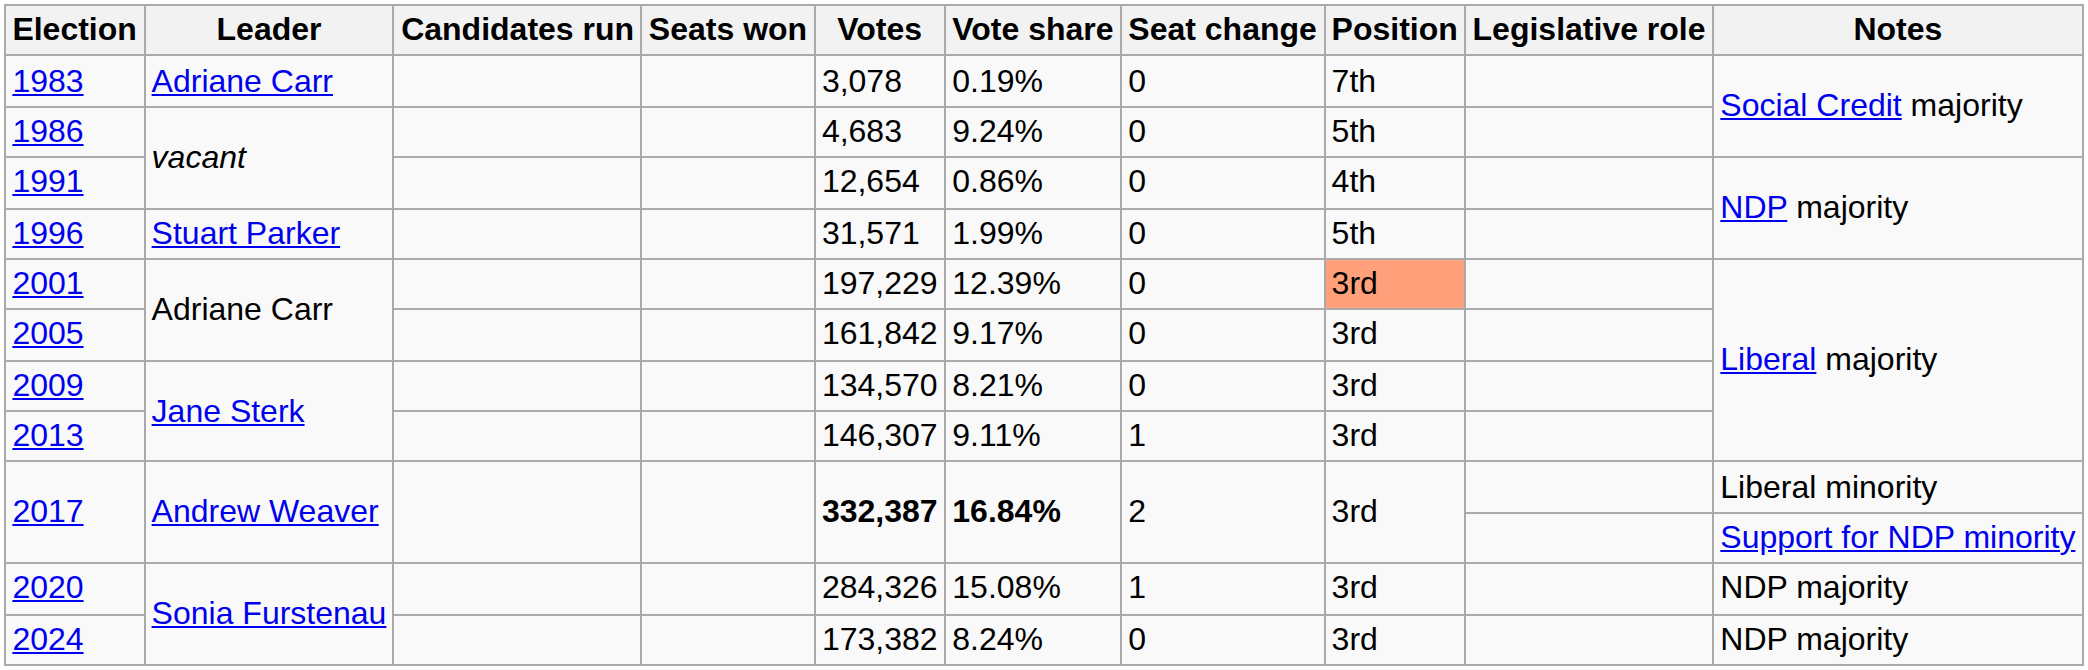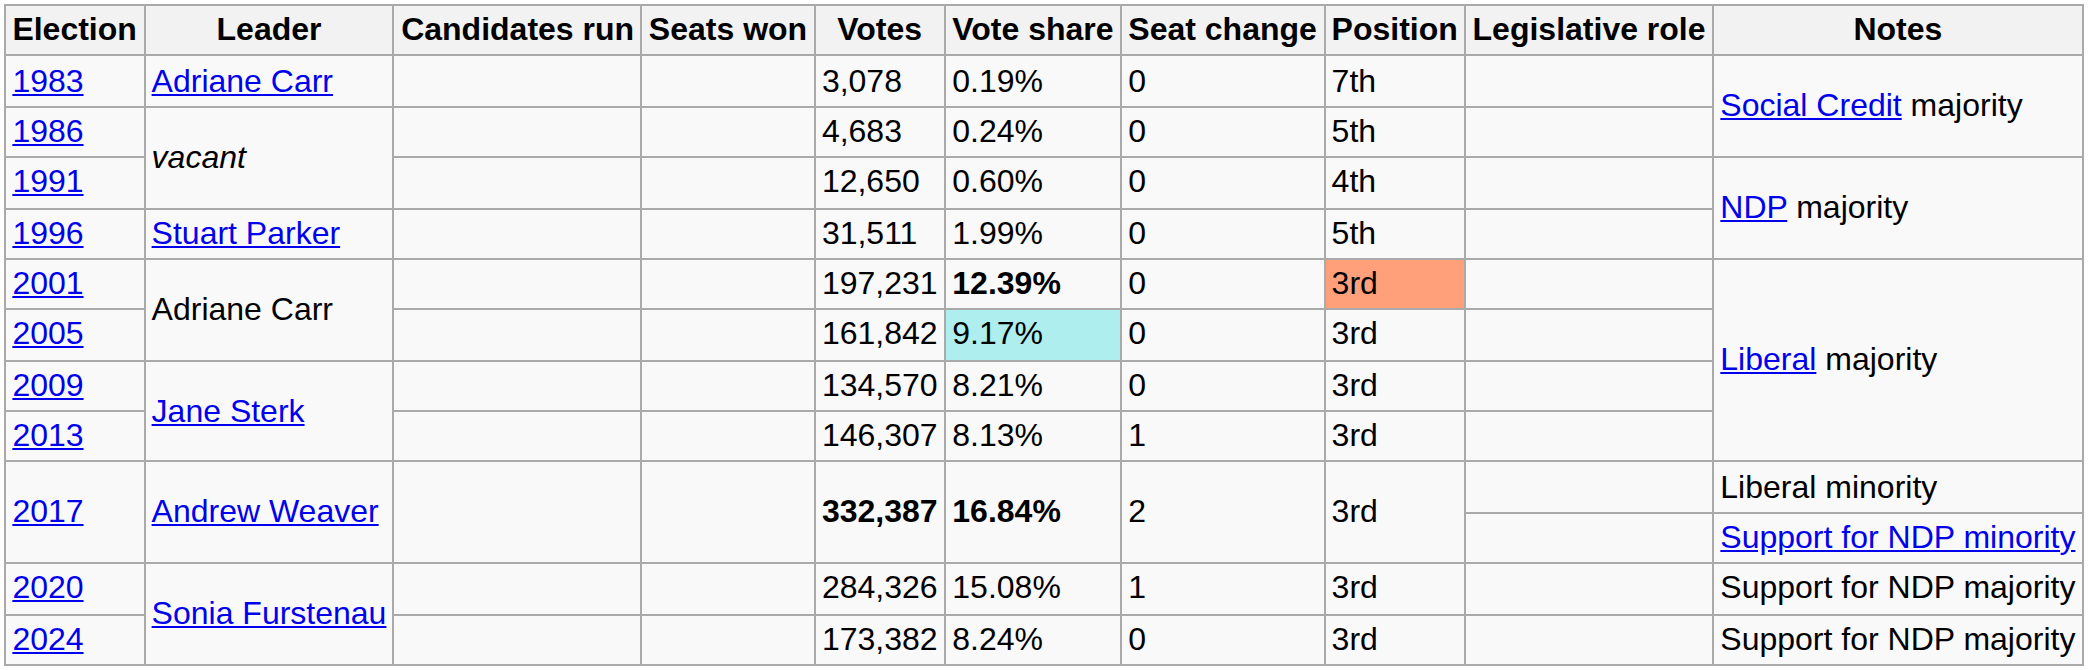(998, 131) 9.24% -> (998, 131) 0.24%
(871, 182) 12,654 -> (871, 182) 12,650
(998, 182) 0.86% -> (998, 182) 0.60%
(871, 232) 31,571 -> (870, 232) 31,511
(880, 283) 197,229 -> (880, 283) 197,231
(1007, 283) normal -> (1007, 283) bold
(998, 334) no background -> (998, 334) paleturquoise background
(996, 435) 9.11% -> (998, 435) 8.13%
(1814, 588) NDP majority -> (1898, 588) Support for NDP majority
(1814, 638) NDP majority -> (1898, 638) Support for NDP majority
